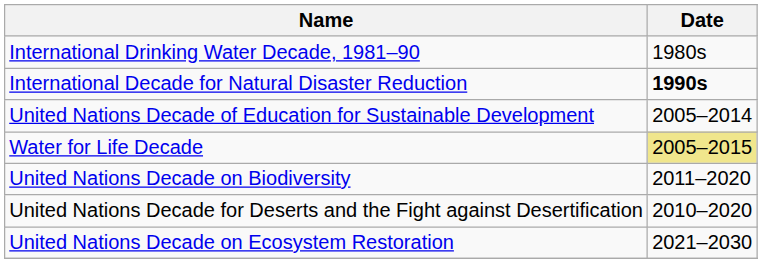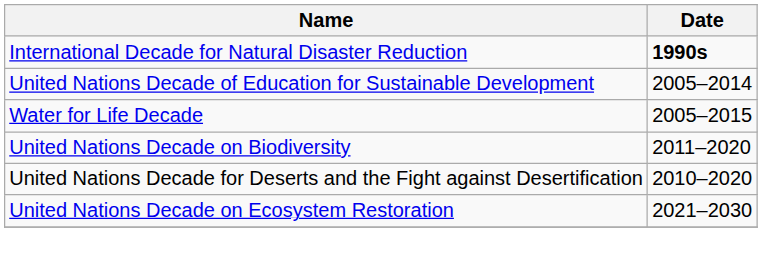- row: (215, 52)
(702, 147) khaki background -> (702, 115) no background
